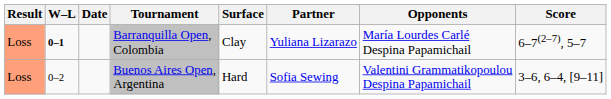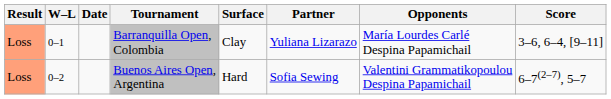(56, 42) bold -> (56, 42) normal
(552, 42) 6–7(2–7), 5–7 -> (561, 42) 3–6, 6–4, [9–11]
(561, 76) 3–6, 6–4, [9–11] -> (552, 76) 6–7(2–7), 5–7
